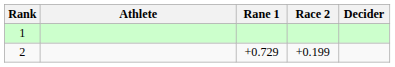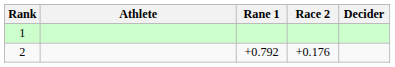(262, 52) +0.729 -> (262, 52) +0.792
(313, 52) +0.199 -> (313, 52) +0.176
